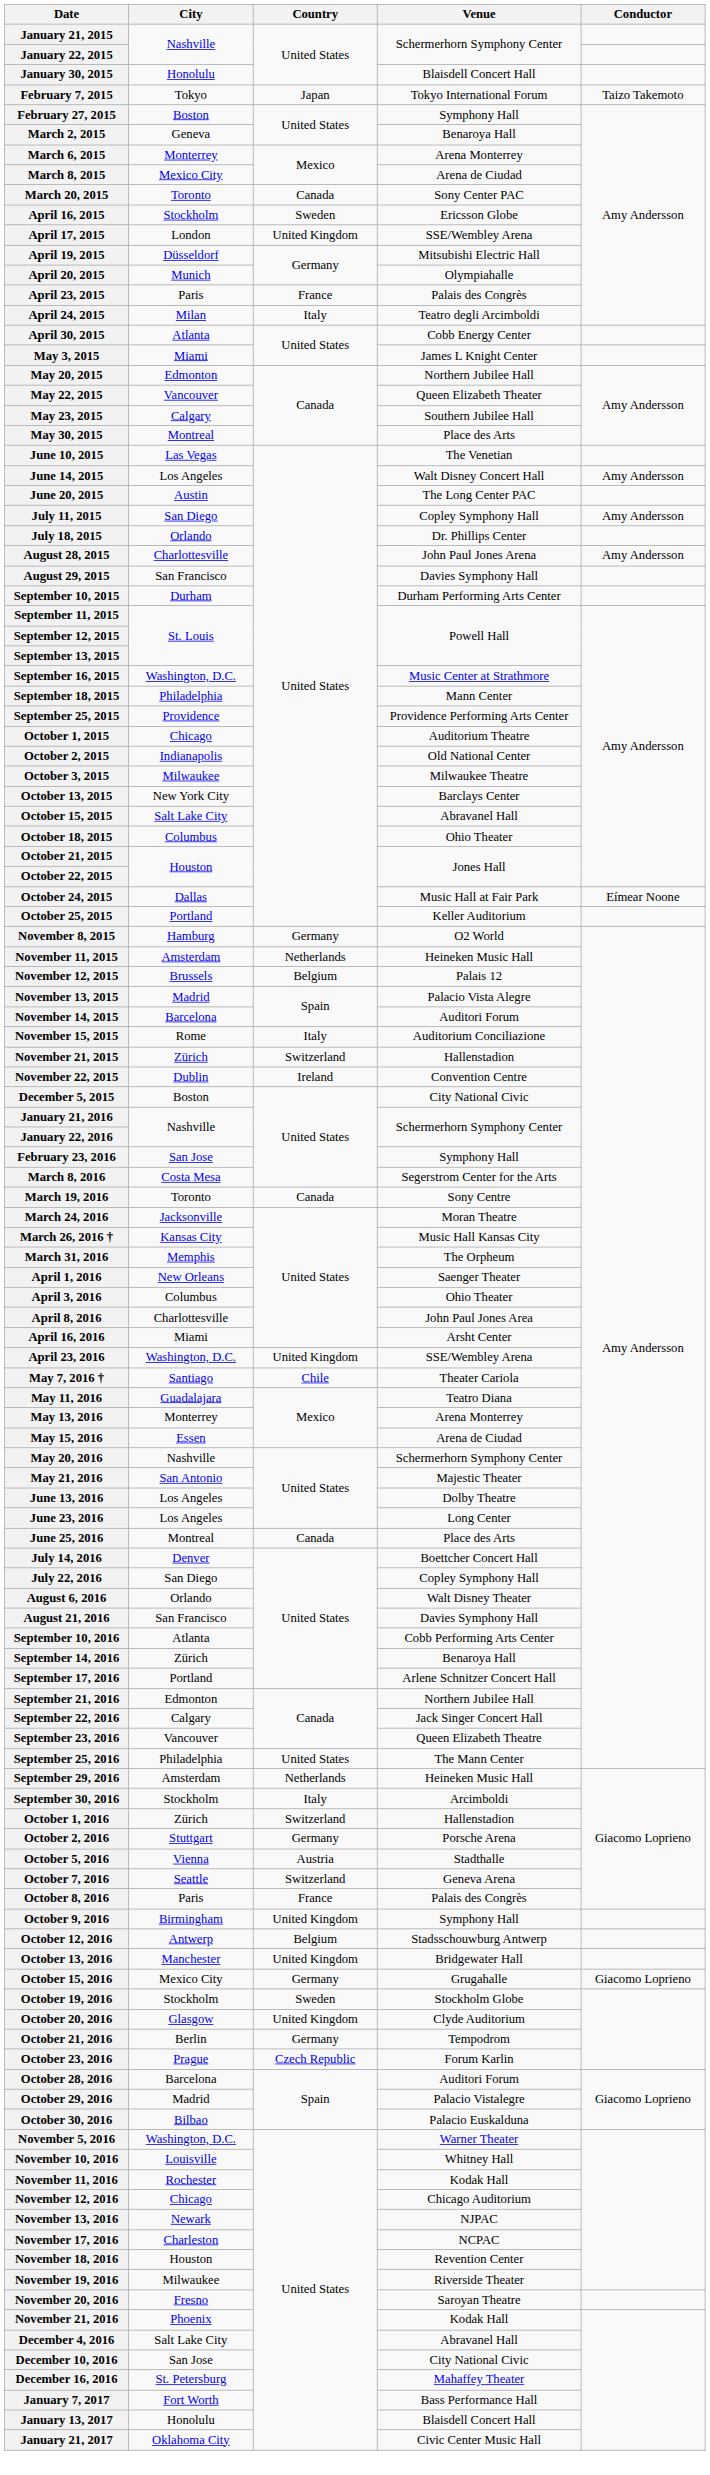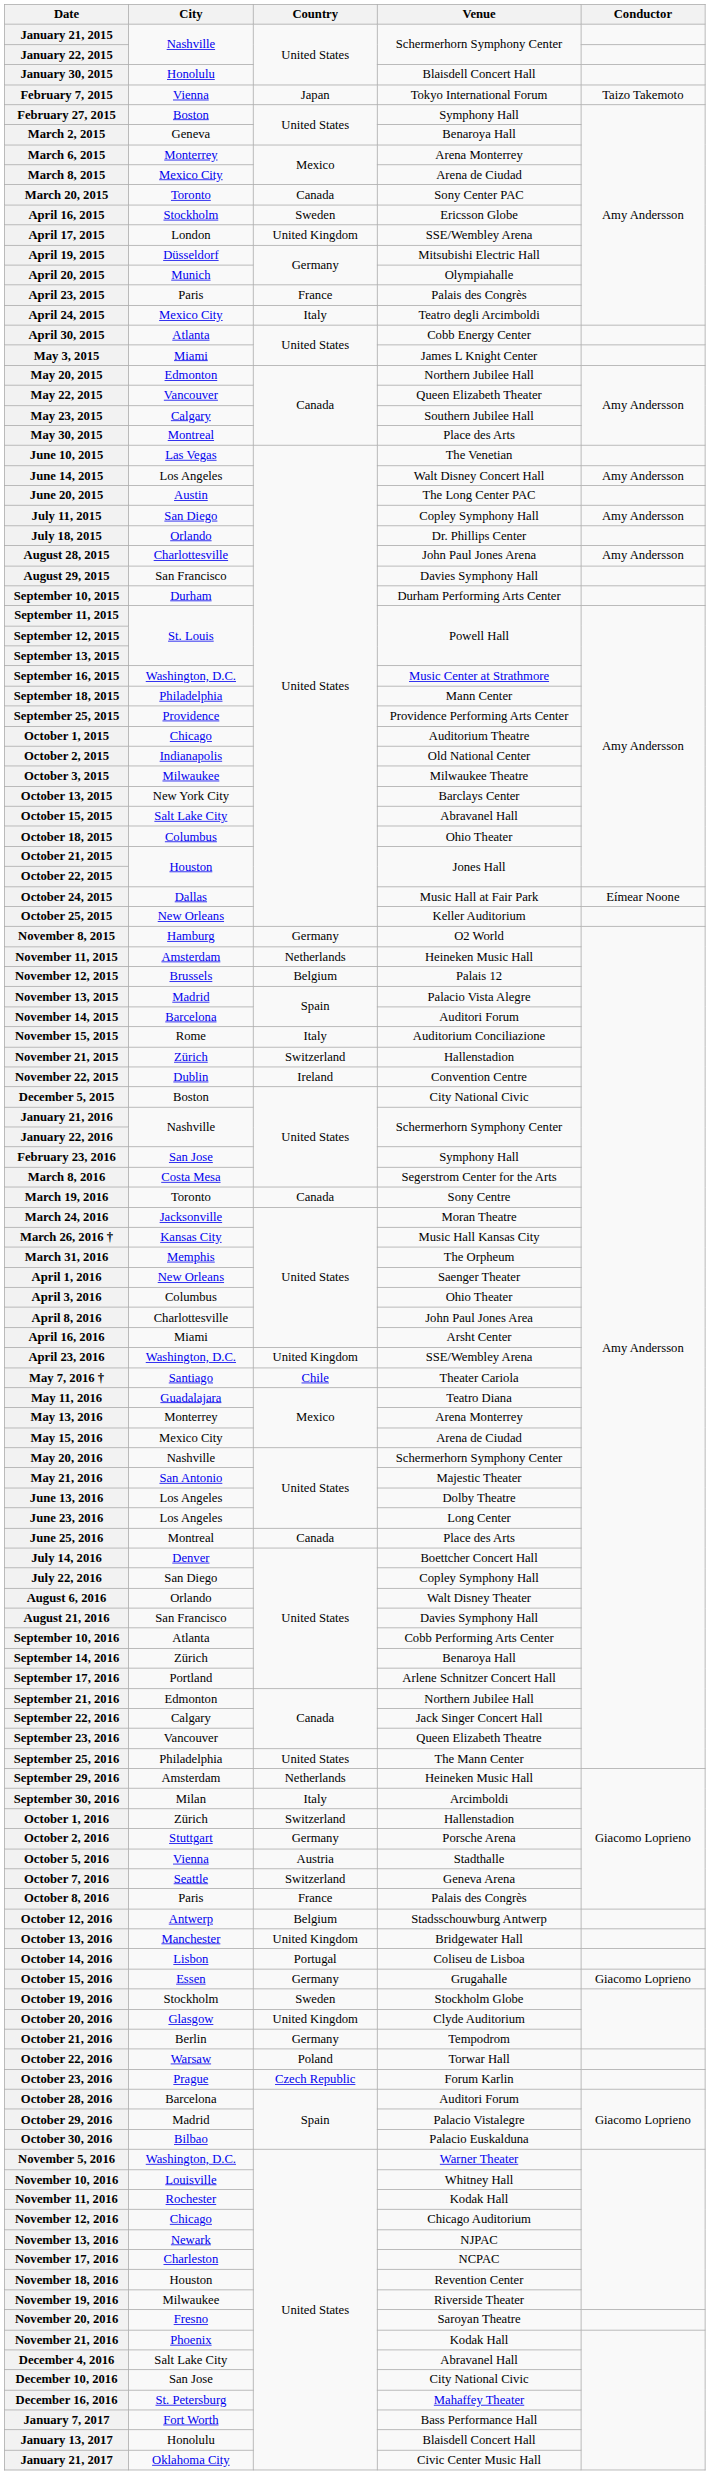(191, 94) Tokyo -> (191, 94) Vienna
(191, 315) Milan -> (191, 315) Mexico City
(191, 916) Portland -> (191, 916) New Orleans
(191, 1437) Essen -> (191, 1437) Mexico City
(191, 1798) Stockholm -> (191, 1798) Milan
- row: (67, 1918)
+ row: (67, 1959)
(191, 1979) Mexico City -> (191, 1979) Essen
+ row: (67, 2059)
